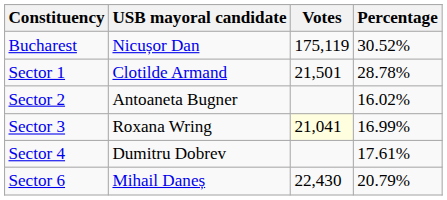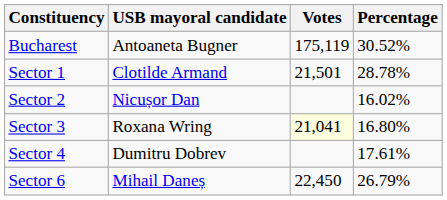(156, 45) Nicușor Dan -> (175, 45) Antoaneta Bugner
(175, 99) Antoaneta Bugner -> (156, 99) Nicușor Dan
(384, 126) 16.99% -> (384, 126) 16.80%
(318, 180) 22,430 -> (318, 180) 22,450
(384, 180) 20.79% -> (384, 180) 26.79%
